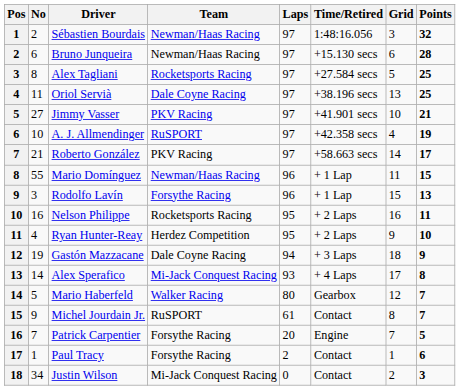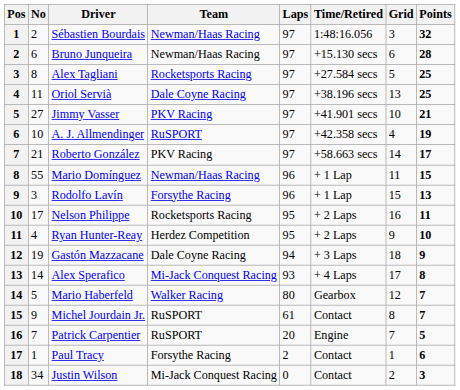(37, 215) 16 -> (37, 215) 17
(191, 335) Forsythe Racing -> (176, 335) RuSPORT
